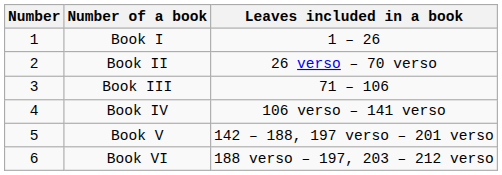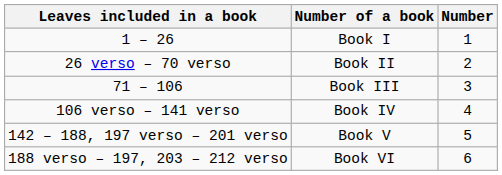columns swapped: (34, 16) <-> (354, 16)
